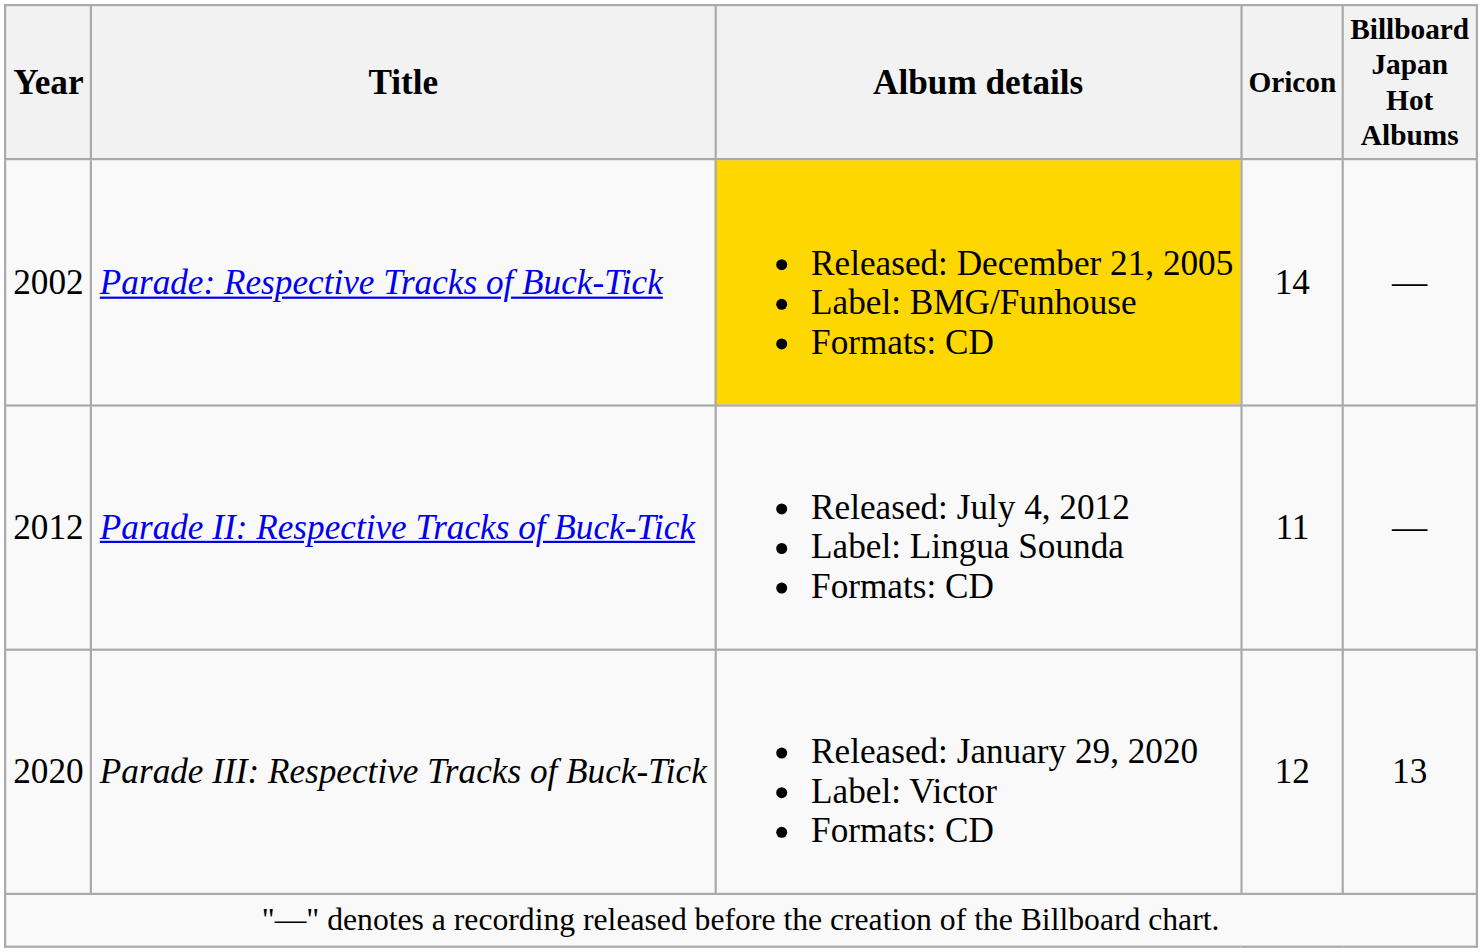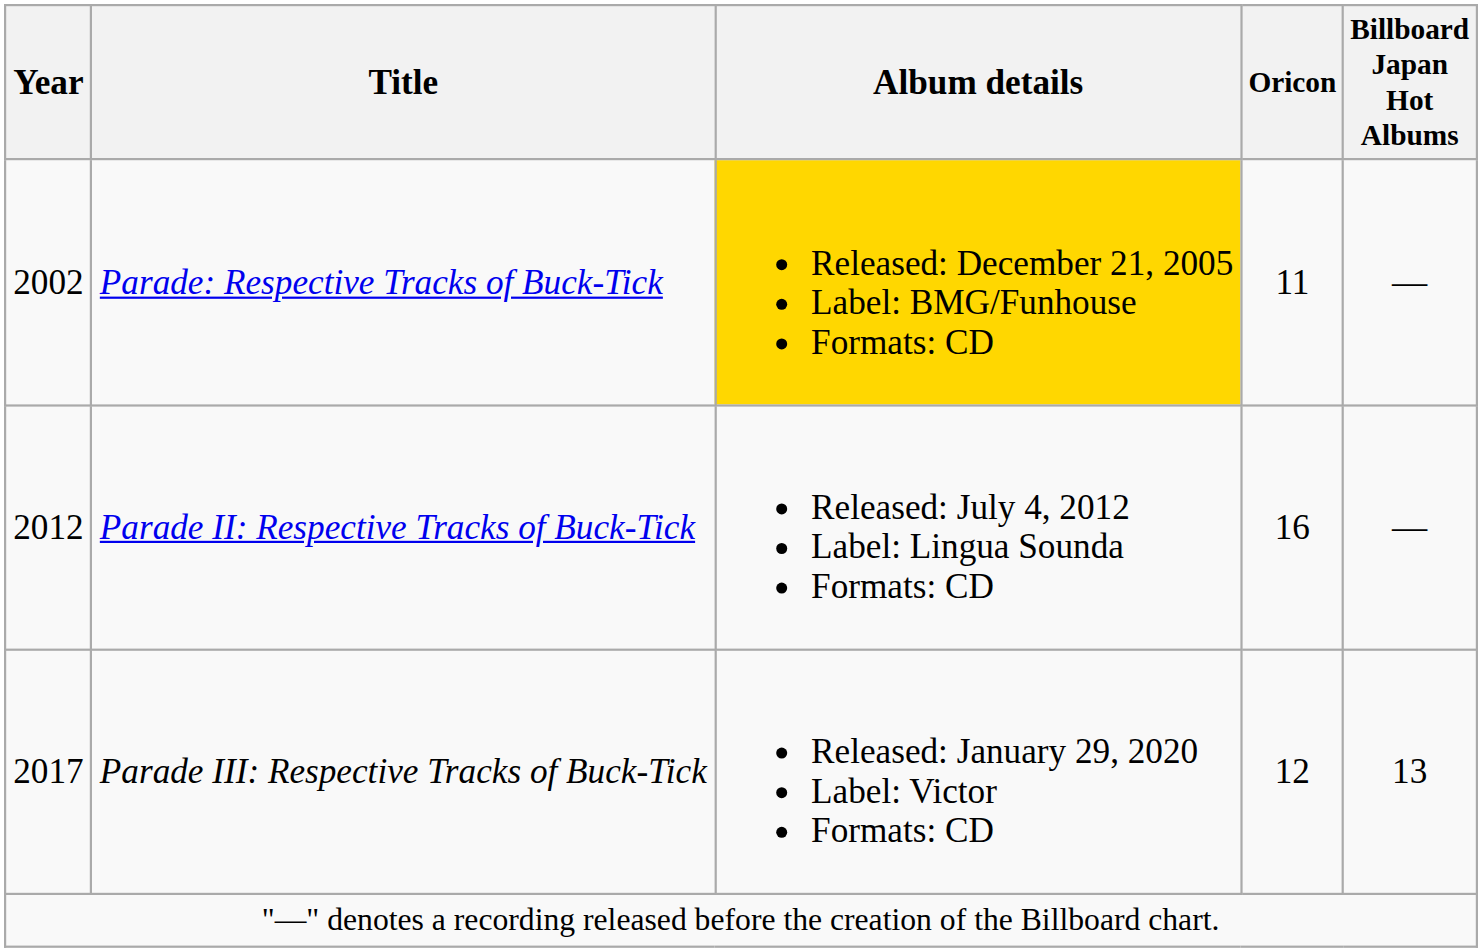(1292, 281) 14 -> (1292, 281) 11
(1292, 526) 11 -> (1292, 526) 16
(48, 771) 2020 -> (48, 771) 2017
